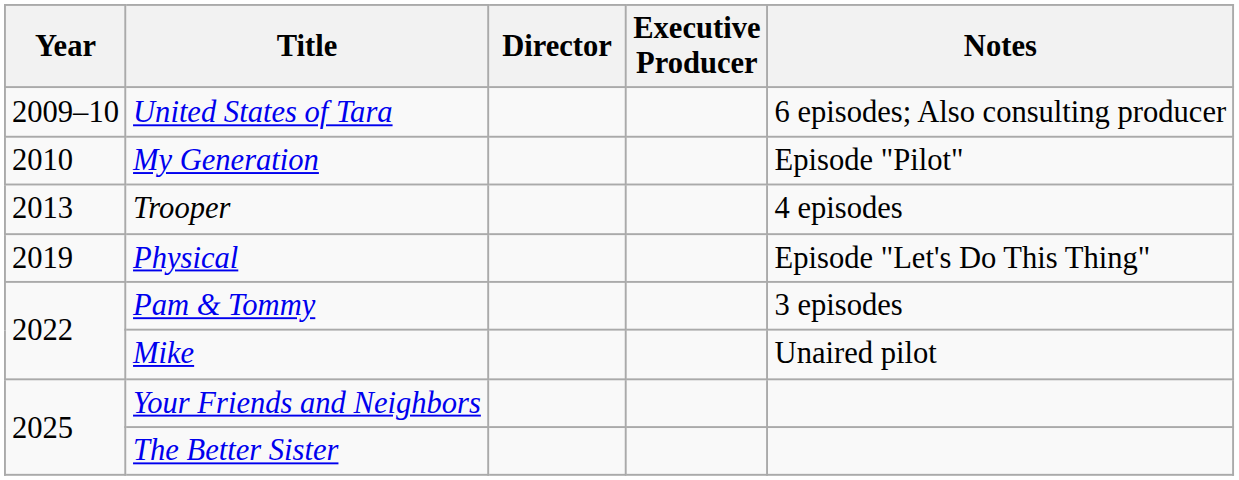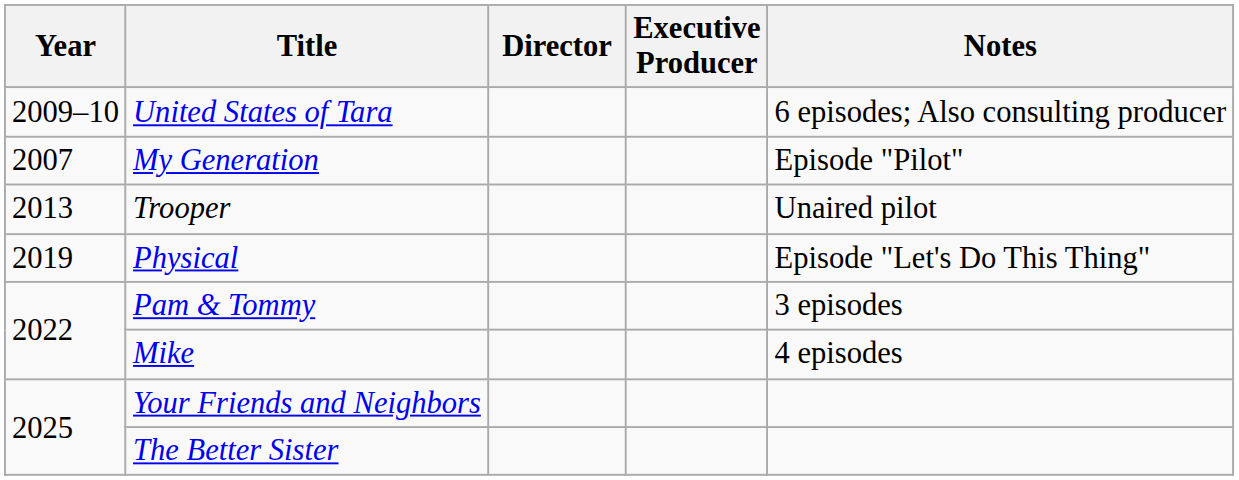(43, 160) 2010 -> (43, 160) 2007
(839, 208) 4 episodes -> (856, 208) Unaired pilot
(856, 353) Unaired pilot -> (839, 353) 4 episodes
